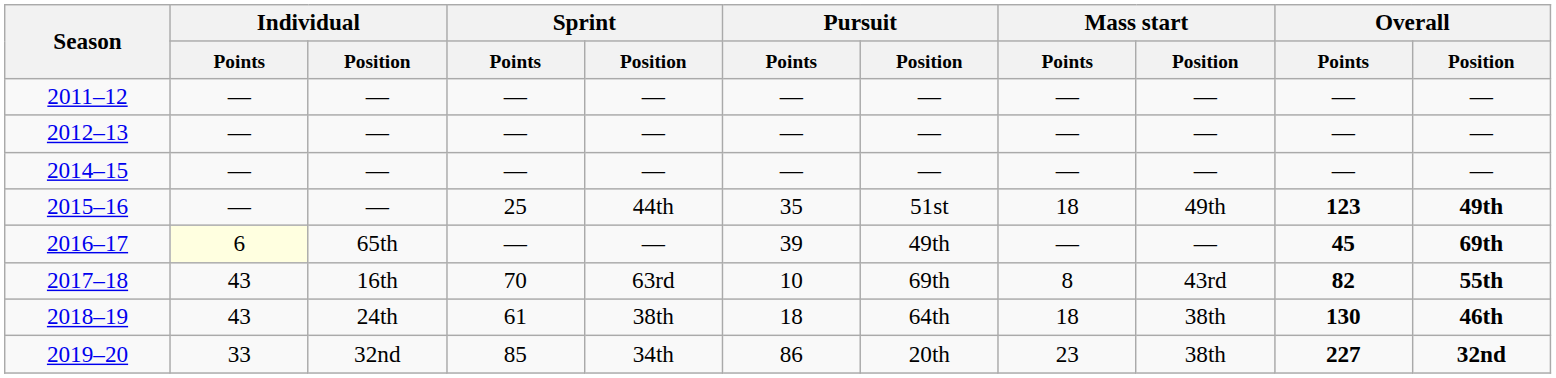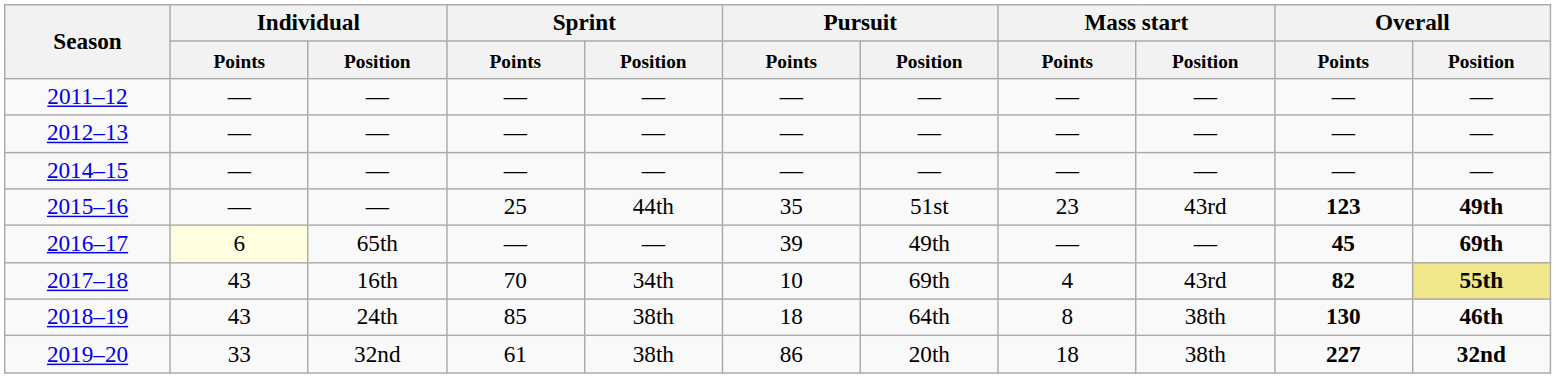(1067, 206) 18 -> (1067, 206) 23
(1205, 206) 49th -> (1205, 206) 43rd
(653, 280) 63rd -> (653, 280) 34th
(1067, 280) 8 -> (1067, 280) 4
(1481, 280) no background -> (1481, 280) khaki background
(515, 317) 61 -> (515, 317) 85
(1067, 317) 18 -> (1067, 317) 8
(515, 354) 85 -> (515, 354) 61
(653, 354) 34th -> (653, 354) 38th
(1067, 354) 23 -> (1067, 354) 18
